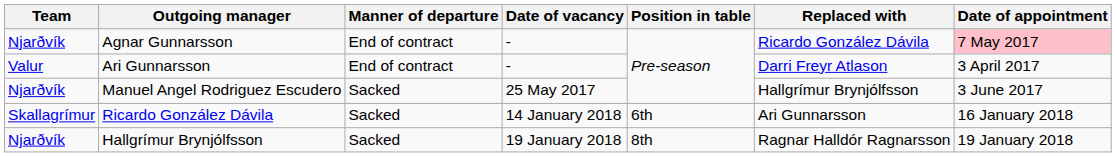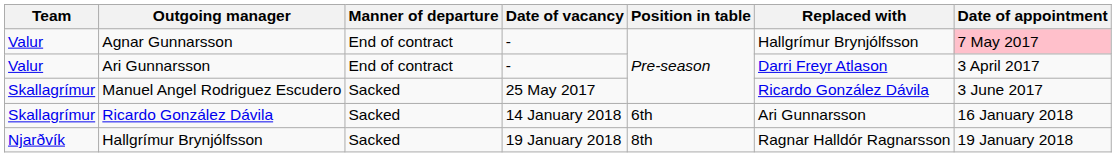(37, 41) Njarðvík -> (26, 41) Valur
(843, 41) Ricardo González Dávila -> (838, 41) Hallgrímur Brynjólfsson
(37, 90) Njarðvík -> (52, 90) Skallagrímur
(838, 90) Hallgrímur Brynjólfsson -> (843, 90) Ricardo González Dávila
